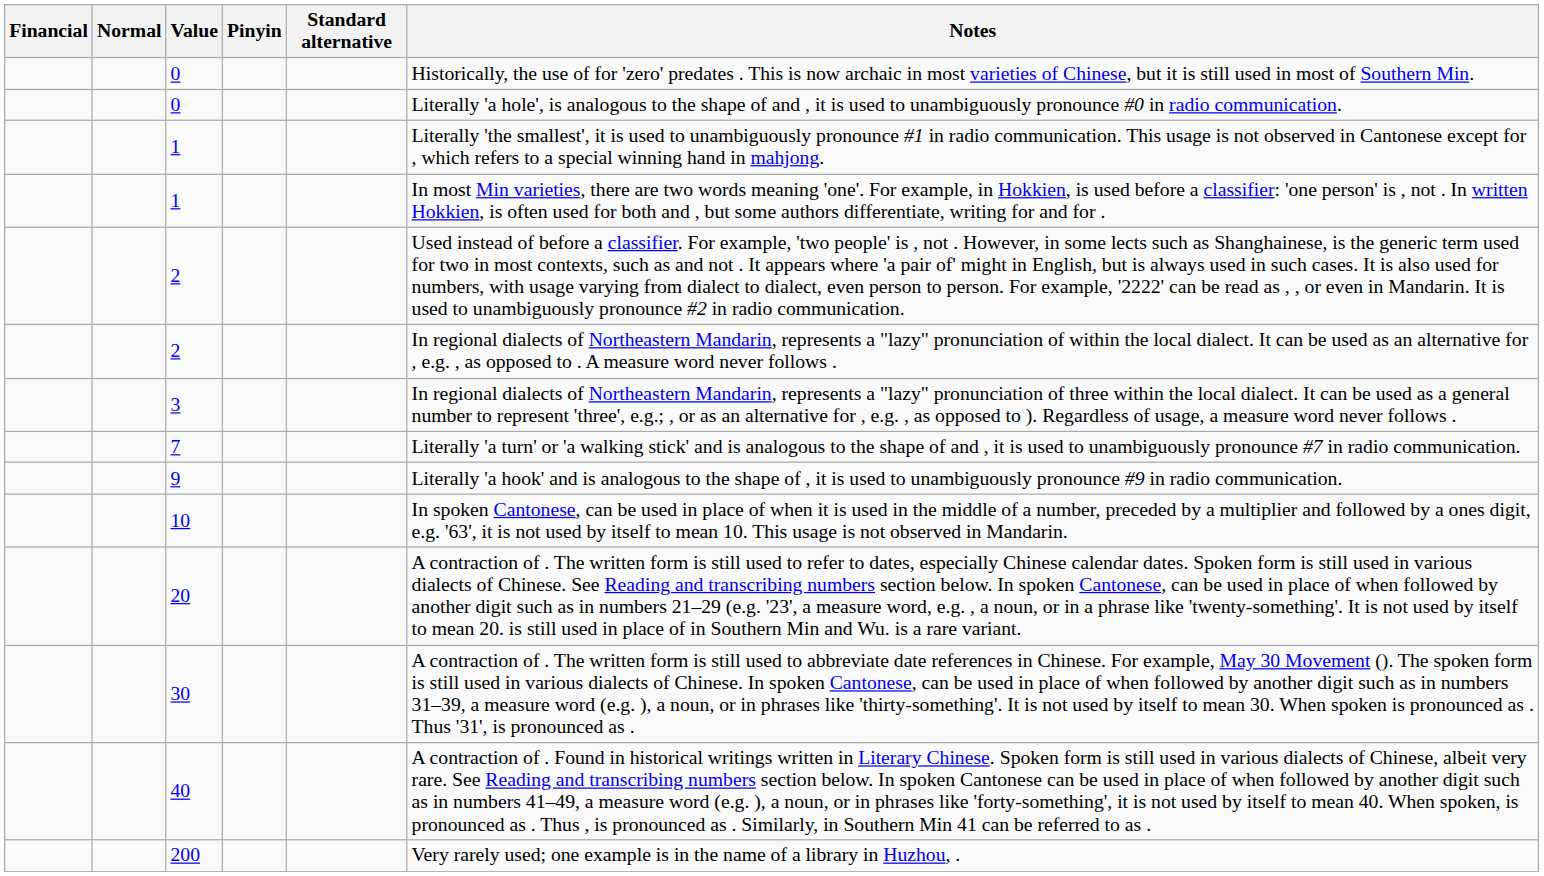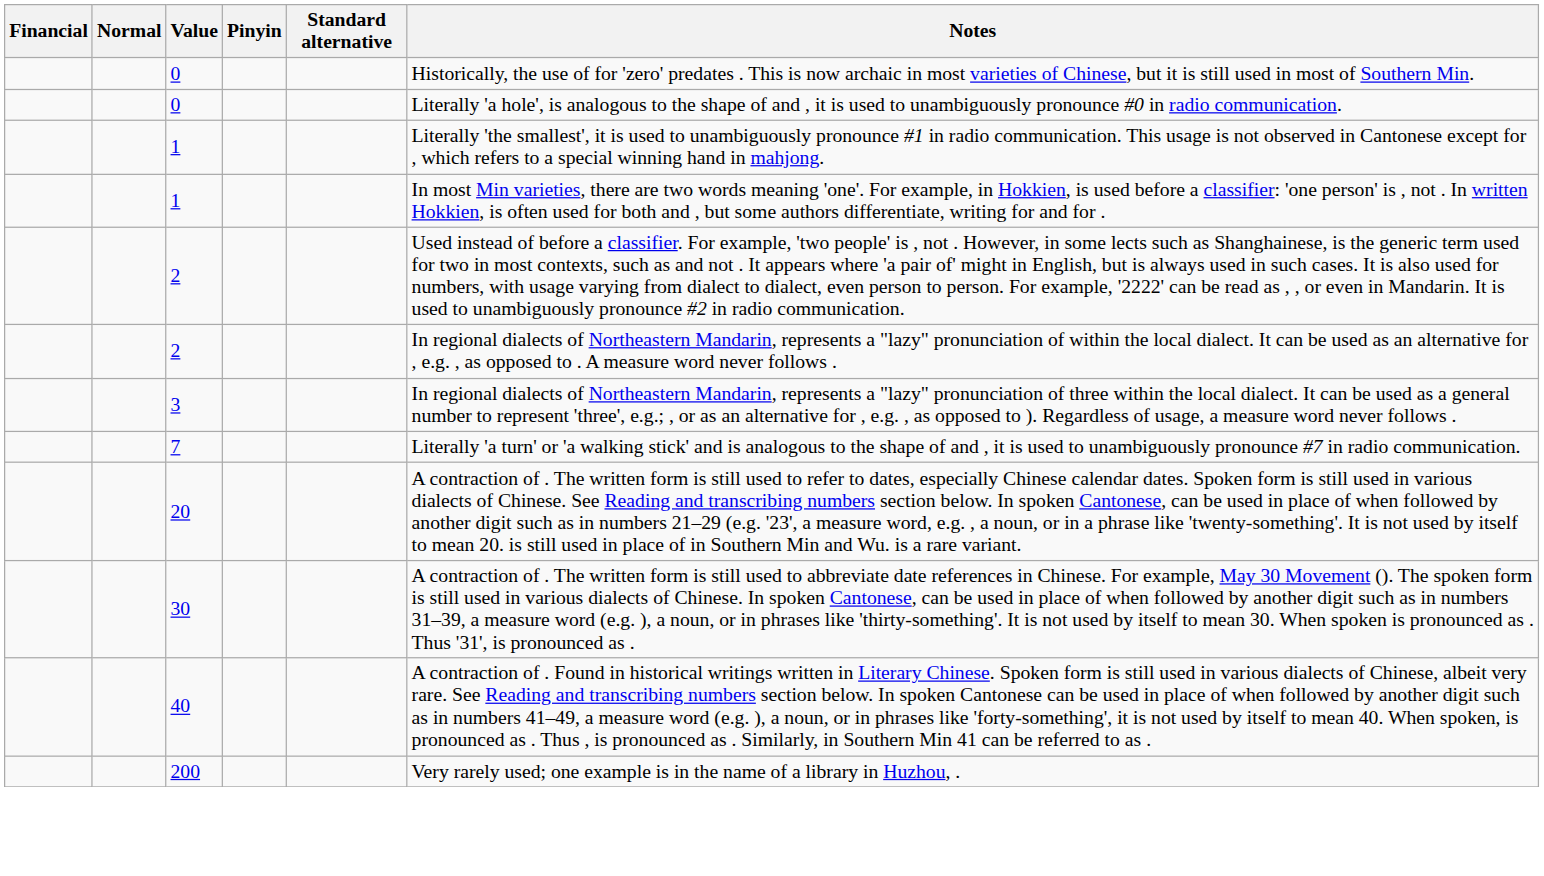- row: (49, 478)
- row: (49, 521)
